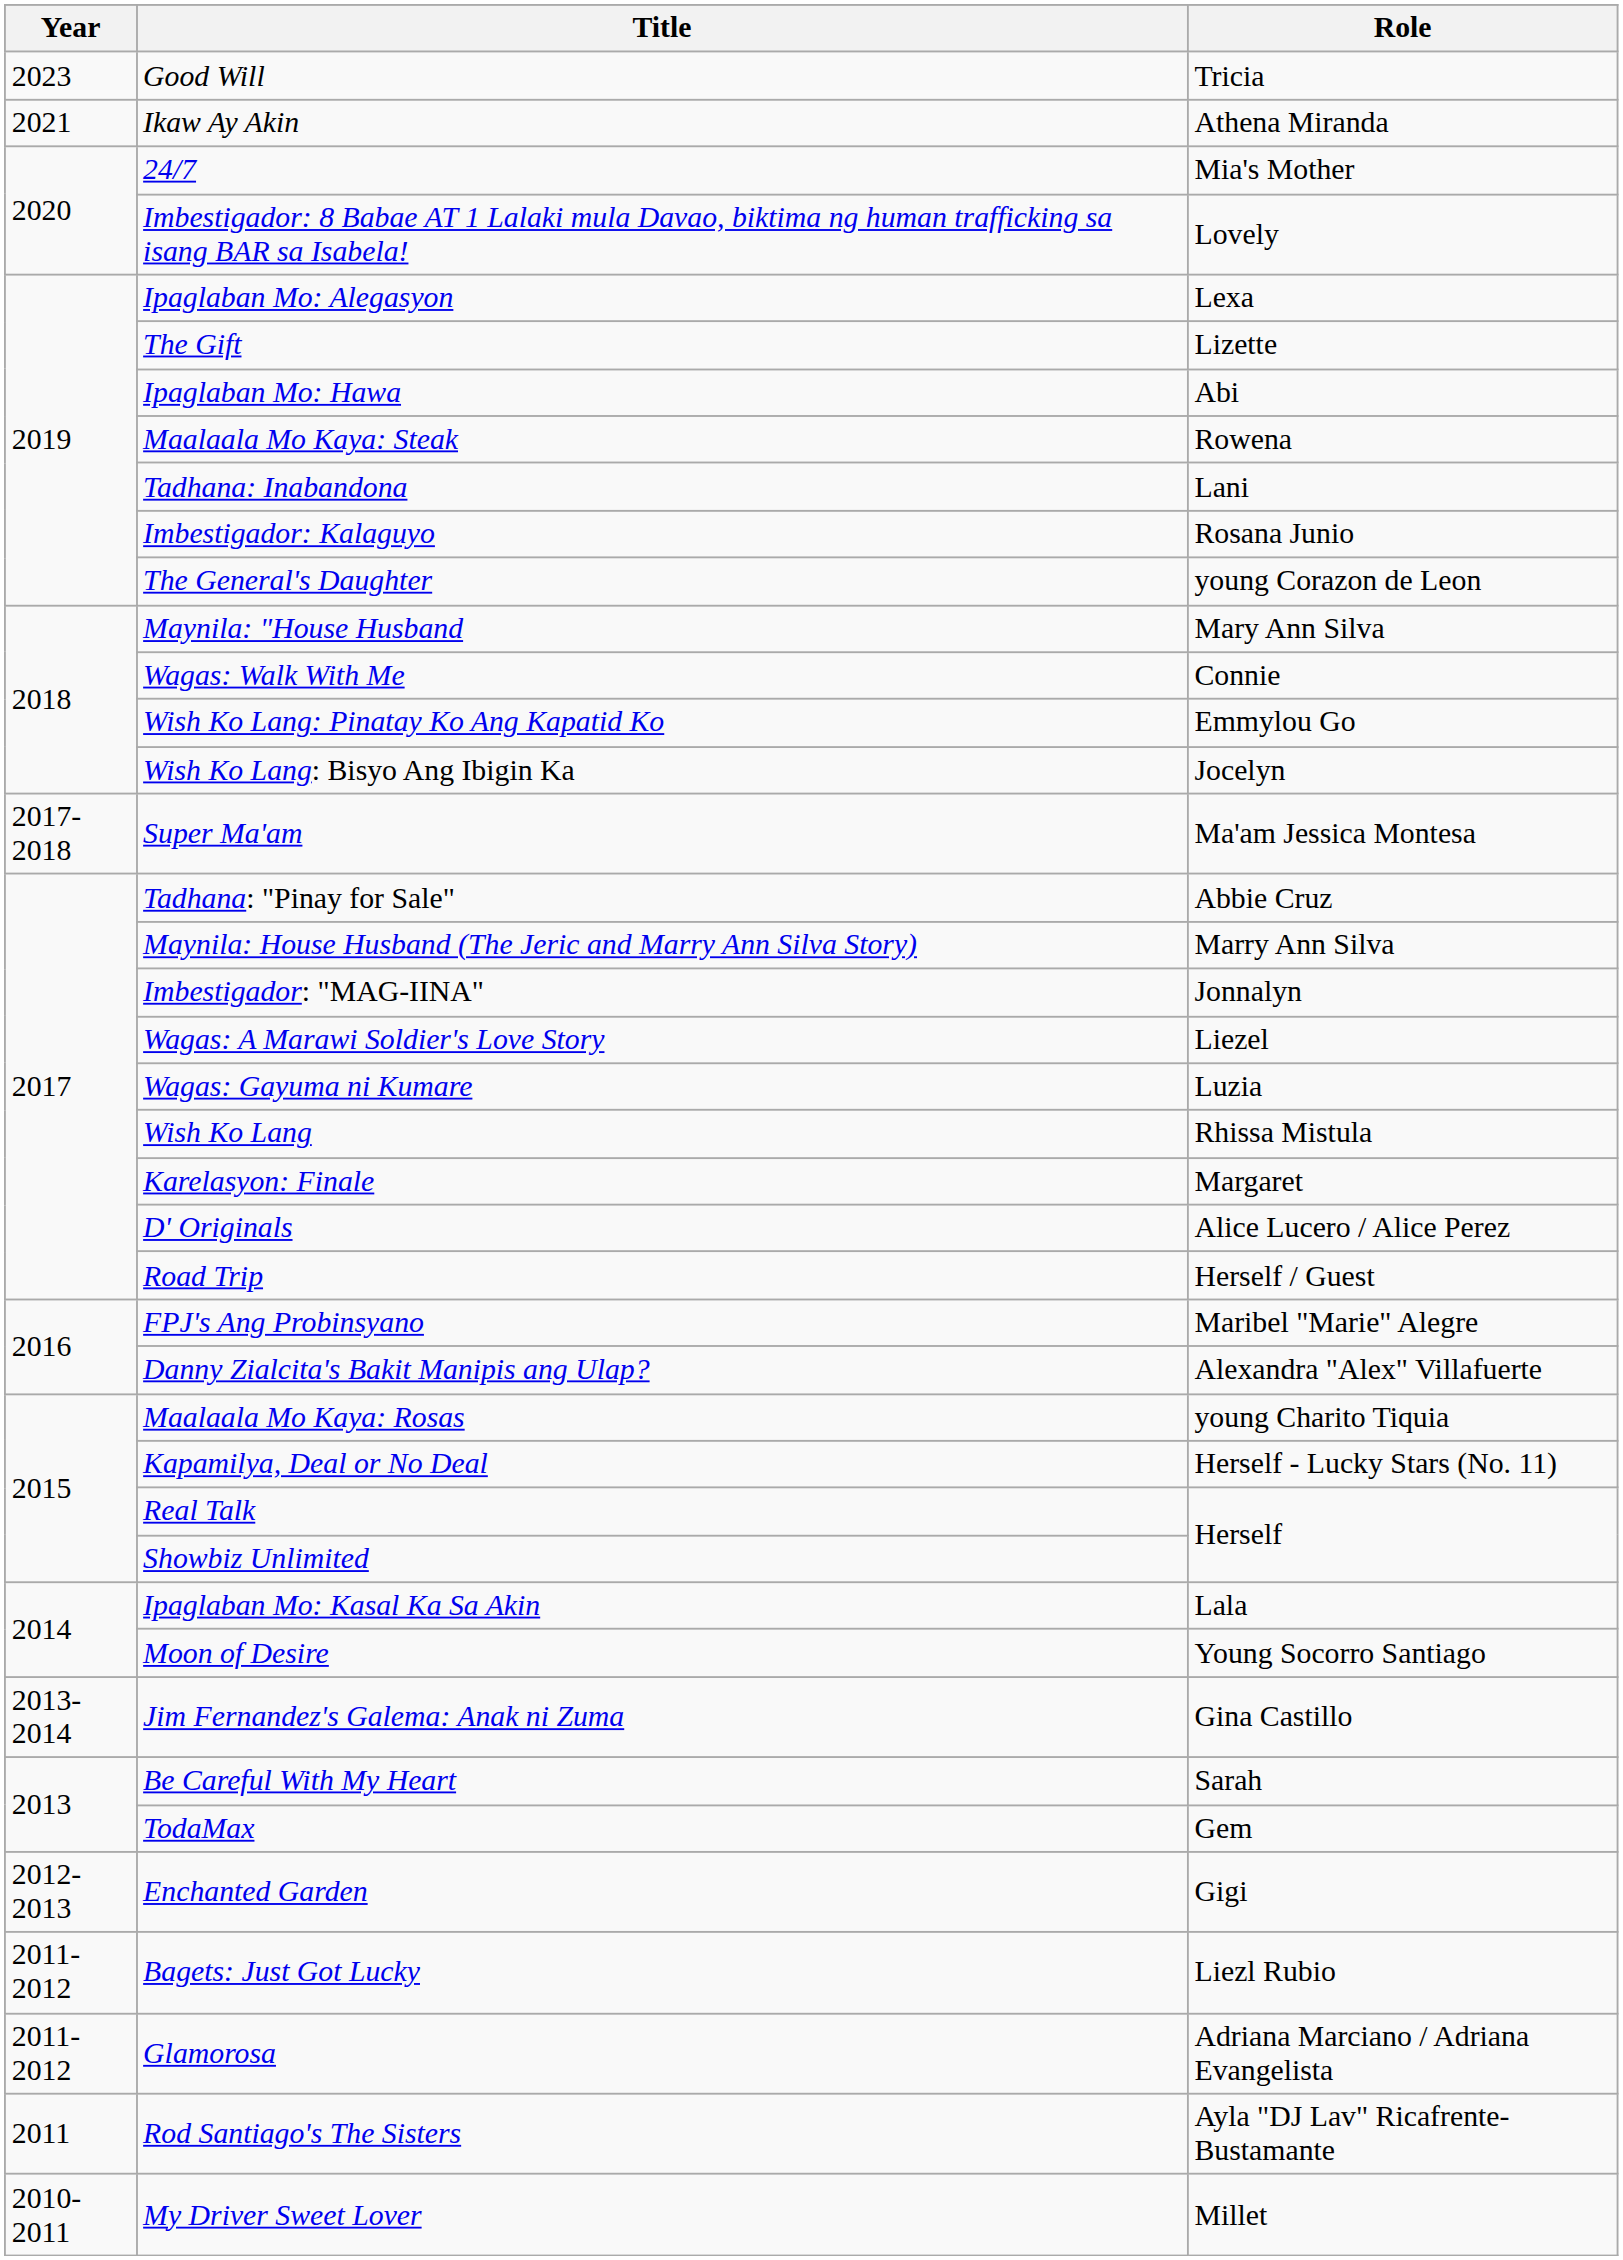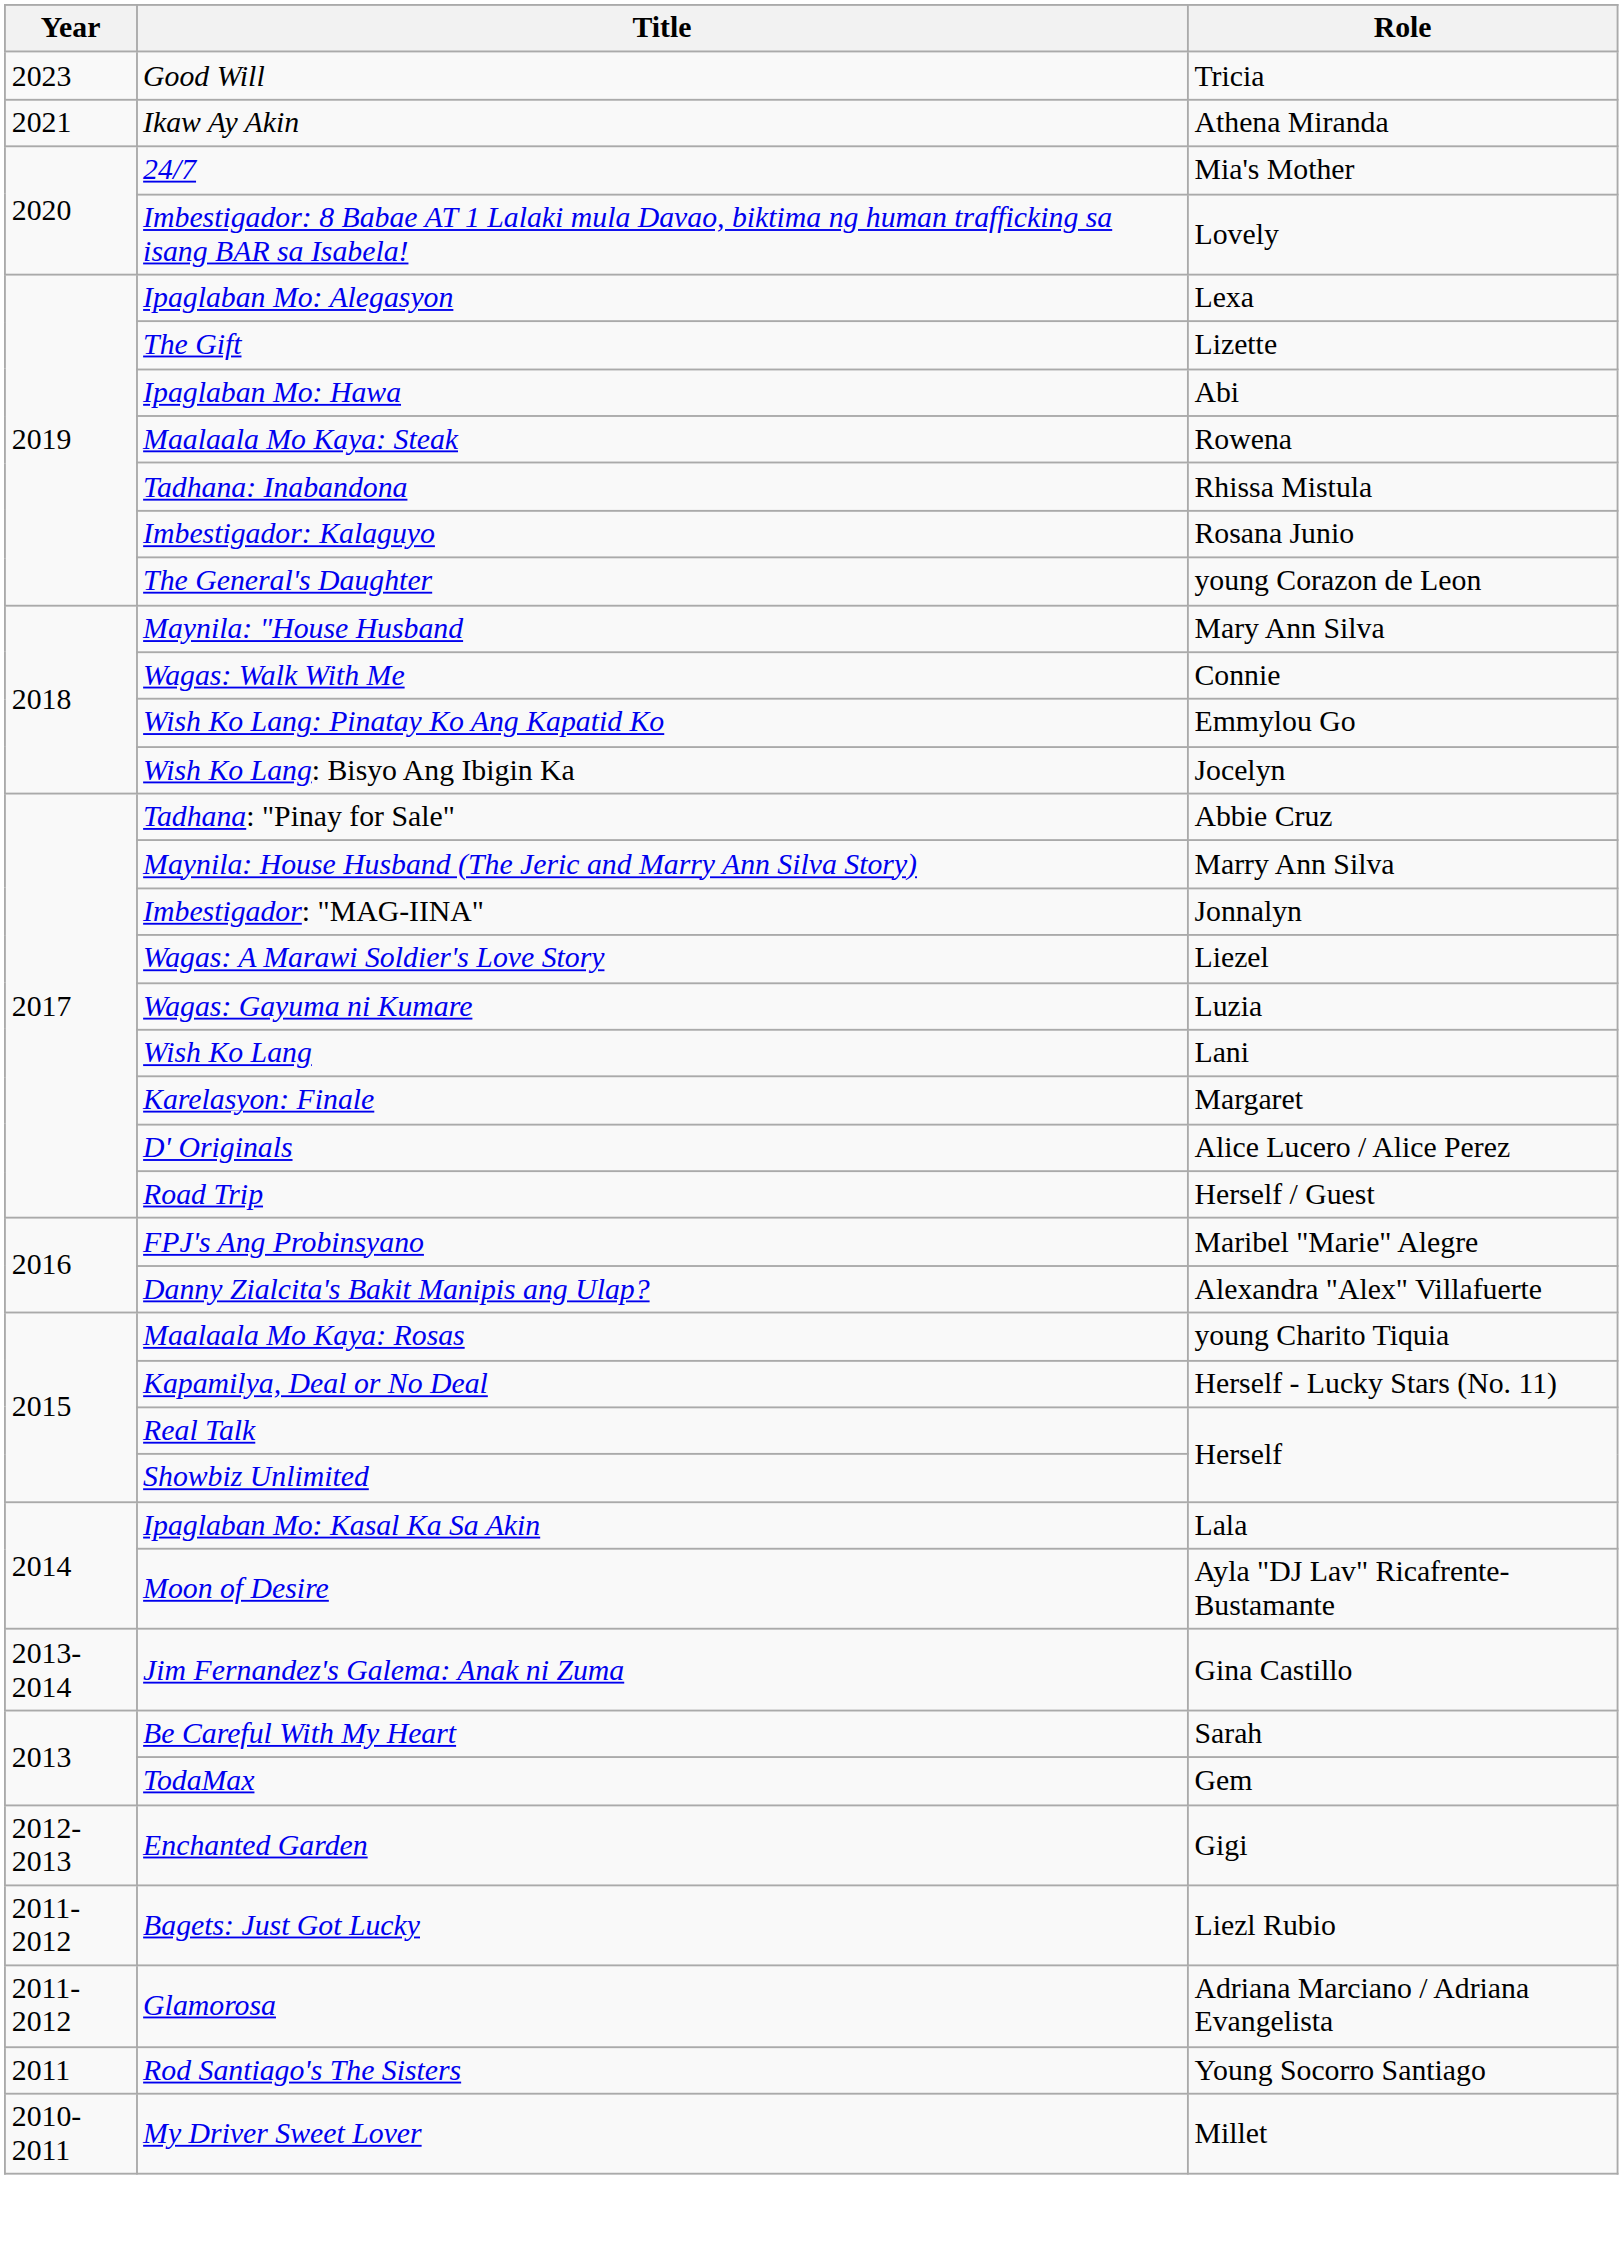(1222, 486) Lani -> (1283, 486) Rhissa Mistula
- row: (223, 833)
(1283, 1133) Rhissa Mistula -> (1222, 1052) Lani
(1340, 1652) Young Socorro Santiago -> (1352, 1588) Ayla "DJ Lav" Ricafrente-Bustamante
(1352, 2133) Ayla "DJ Lav" Ricafrente-Bustamante -> (1340, 2069) Young Socorro Santiago
